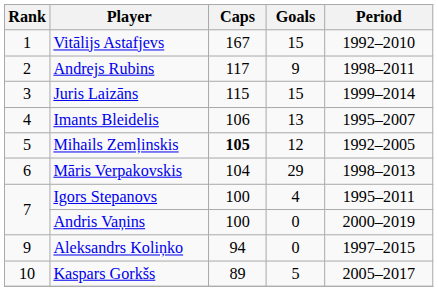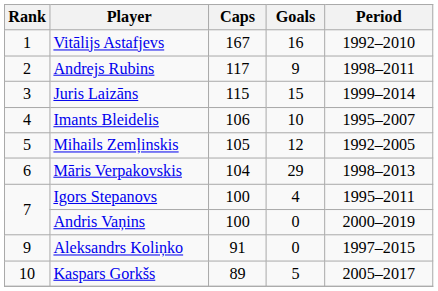(296, 42) 15 -> (296, 42) 16
(296, 119) 13 -> (296, 119) 10
(238, 145) bold -> (238, 145) normal
(238, 247) 94 -> (238, 247) 91
